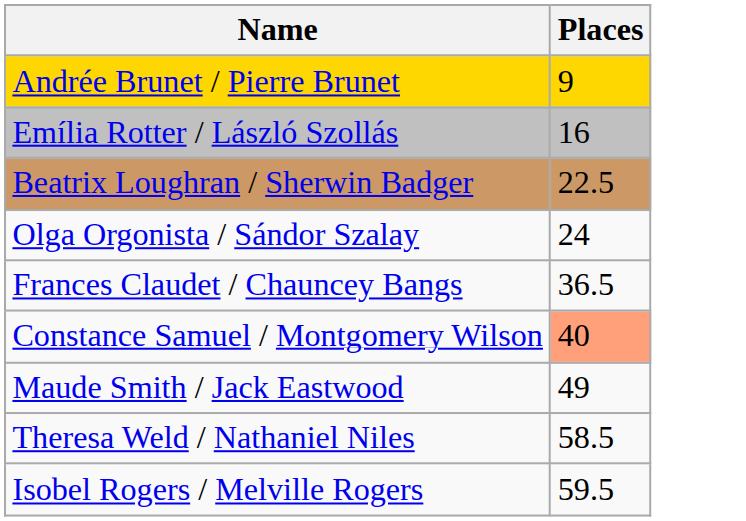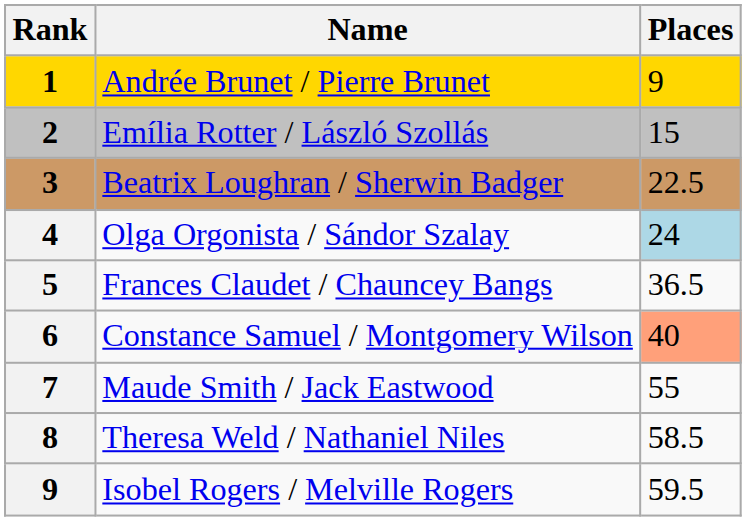+ column: (50, 30)
(574, 132) 16 -> (664, 132) 15
(574, 234) no background -> (664, 234) lightblue background
(574, 387) 49 -> (664, 387) 55
